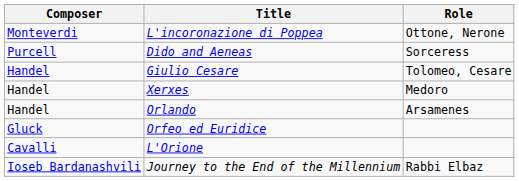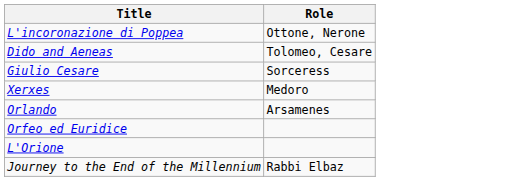- column: (74, 14)
(438, 52) Sorceress -> (319, 52) Tolomeo, Cesare
(459, 71) Tolomeo, Cesare -> (298, 71) Sorceress
